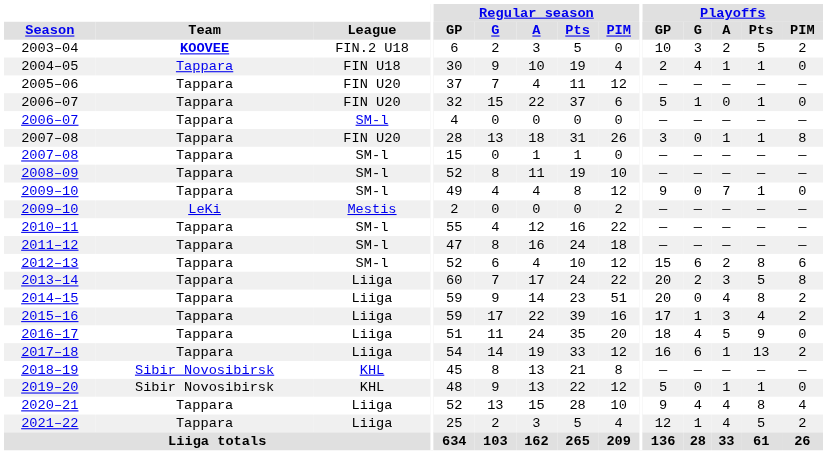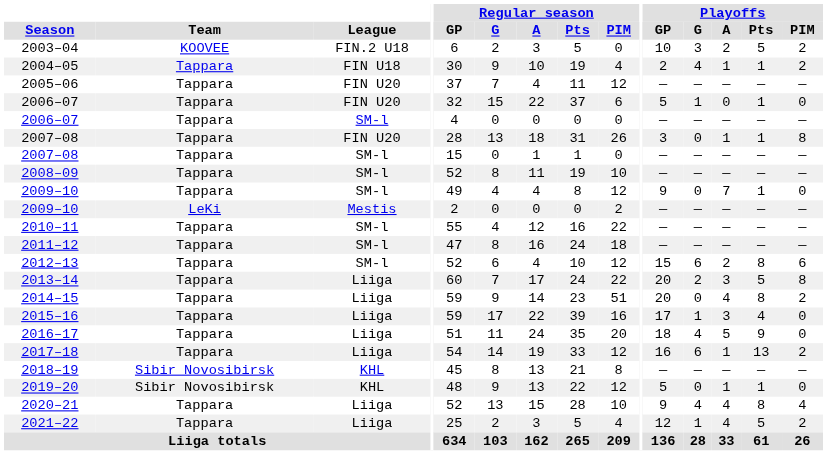(205, 49) bold -> (205, 49) normal
(802, 66) 0 -> (802, 66) 2
(802, 316) 2 -> (802, 316) 0
